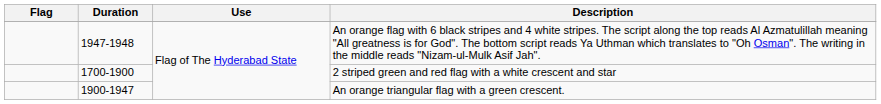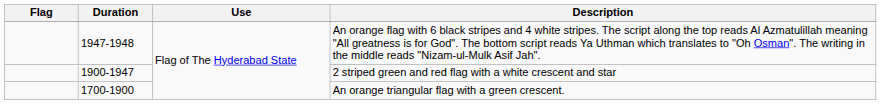(107, 73) 1700-1900 -> (107, 73) 1900-1947
(107, 90) 1900-1947 -> (107, 90) 1700-1900
